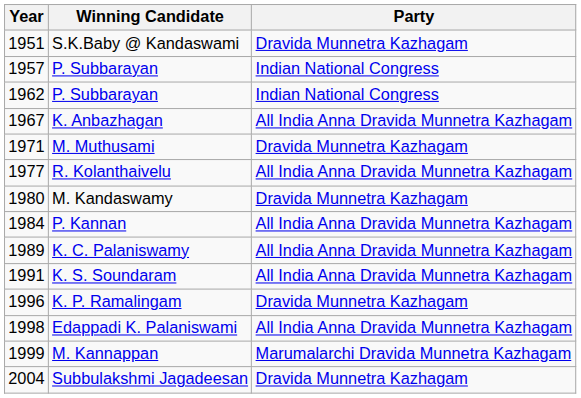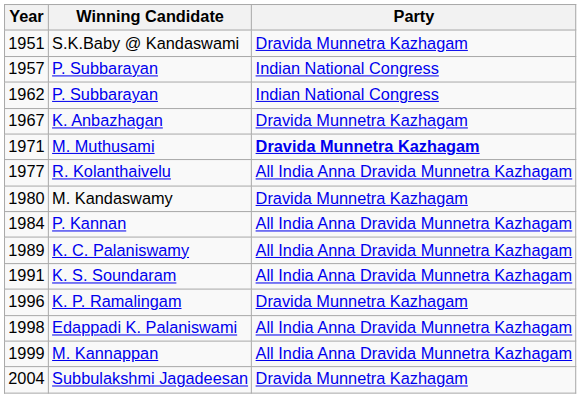(414, 120) All India Anna Dravida Munnetra Kazhagam -> (362, 120) Dravida Munnetra Kazhagam
(362, 146) normal -> (368, 146) bold
(413, 353) Marumalarchi Dravida Munnetra Kazhagam -> (414, 353) All India Anna Dravida Munnetra Kazhagam
